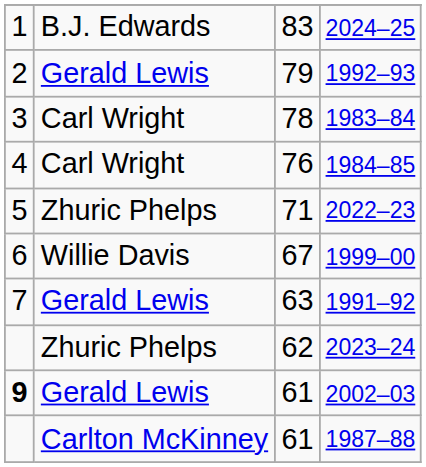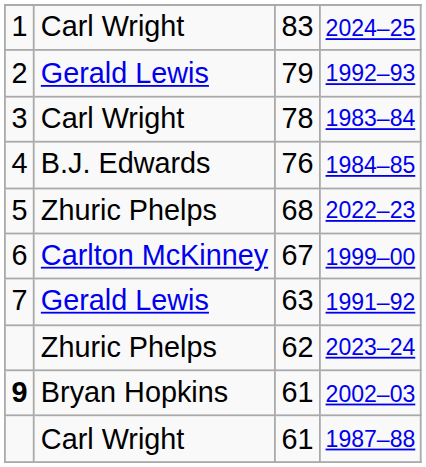(126, 27) B.J. Edwards -> (113, 27) Carl Wright
(113, 164) Carl Wright -> (126, 164) B.J. Edwards
(297, 210) 71 -> (297, 210) 68
(115, 255) Willie Davis -> (154, 255) Carlton McKinney
(125, 392) Gerald Lewis -> (134, 392) Bryan Hopkins
(154, 438) Carlton McKinney -> (113, 438) Carl Wright
